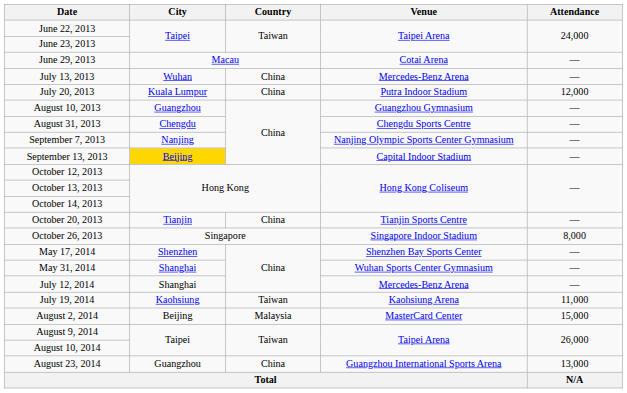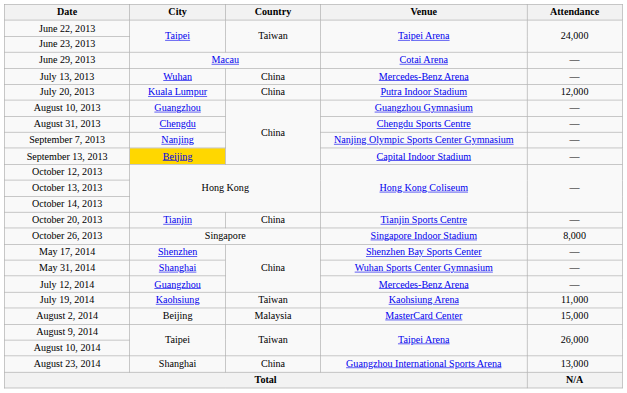(178, 284) Shanghai -> (178, 284) Guangzhou
(178, 364) Guangzhou -> (178, 364) Shanghai
